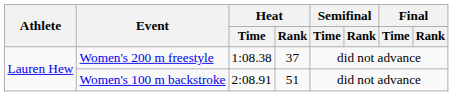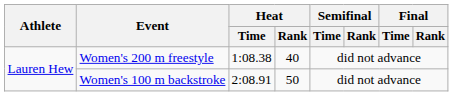(292, 58) 37 -> (292, 58) 40
(292, 80) 51 -> (292, 80) 50
